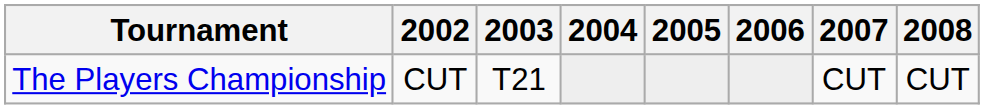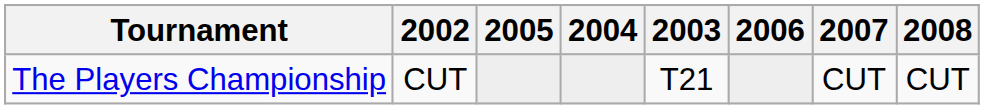columns swapped: (519, 30) <-> (686, 30)
